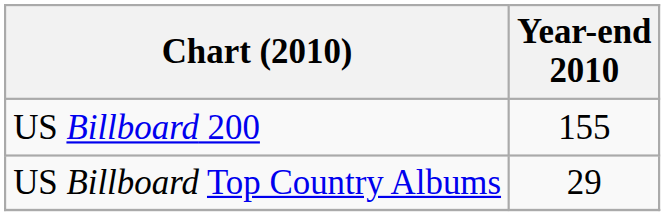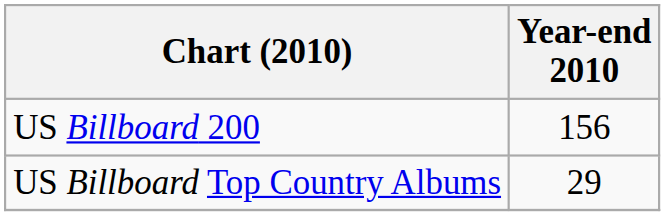(584, 126) 155 -> (584, 126) 156
